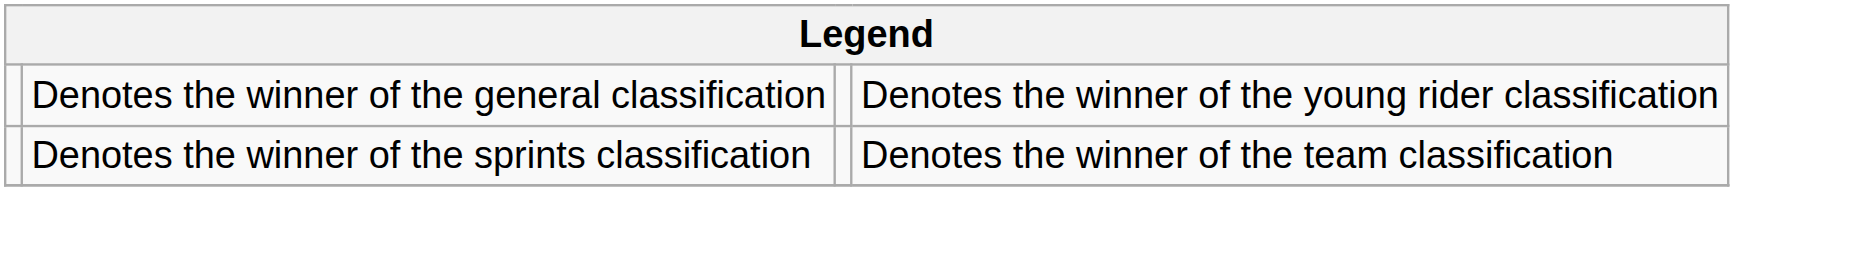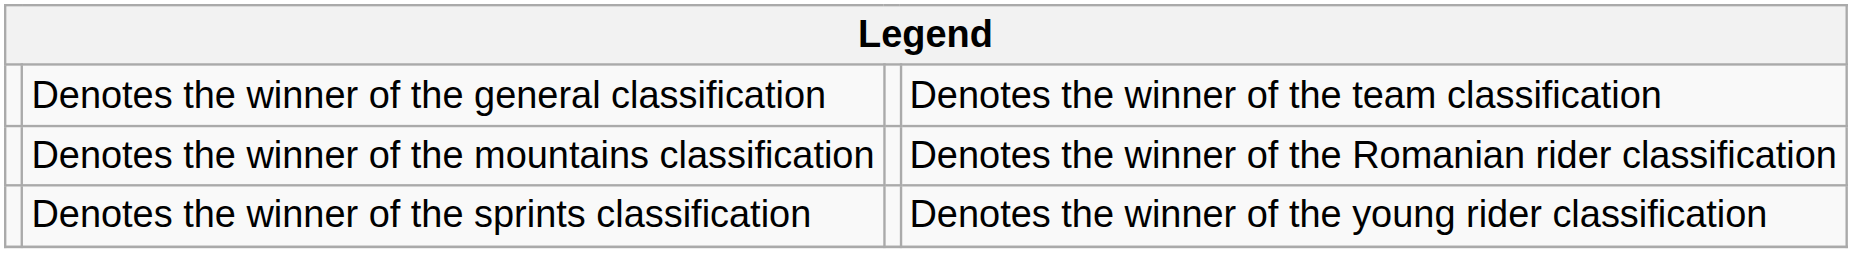(1290, 94) Denotes the winner of the young rider classification -> (1286, 94) Denotes the winner of the team classification
+ row: (453, 154)
(1237, 154) Denotes the winner of the team classification -> (1338, 214) Denotes the winner of the young rider classification
